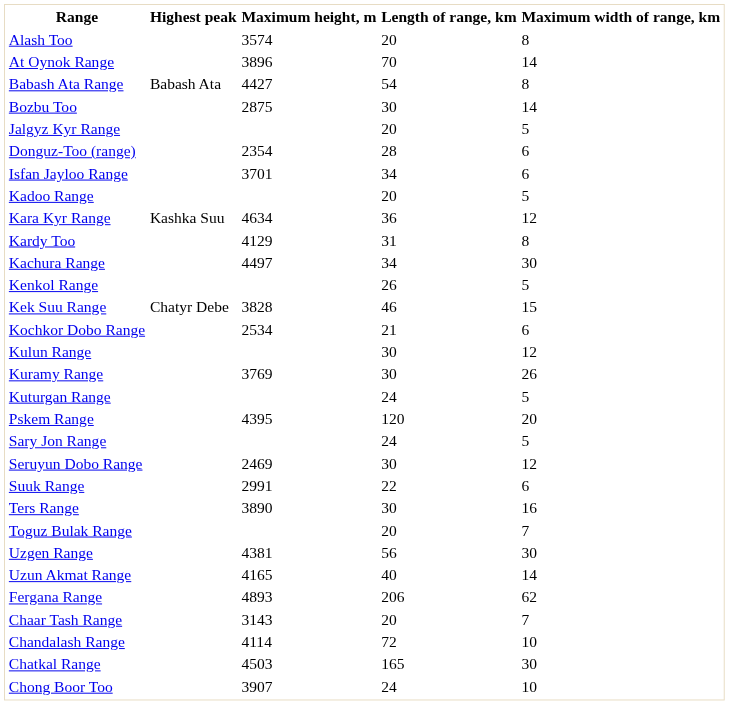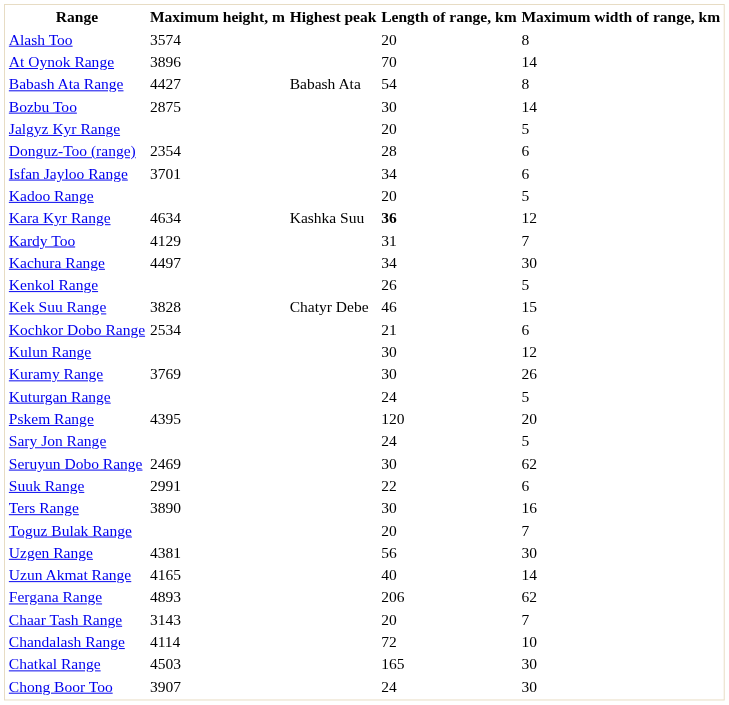columns swapped: (309, 17) <-> (193, 17)
(389, 218) normal -> (389, 218) bold
(525, 240) 8 -> (525, 240) 7
(529, 463) 12 -> (529, 463) 62
(529, 686) 10 -> (529, 686) 30
